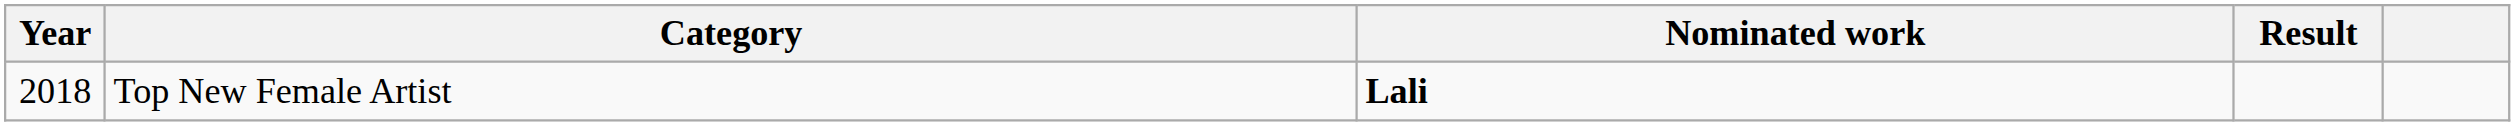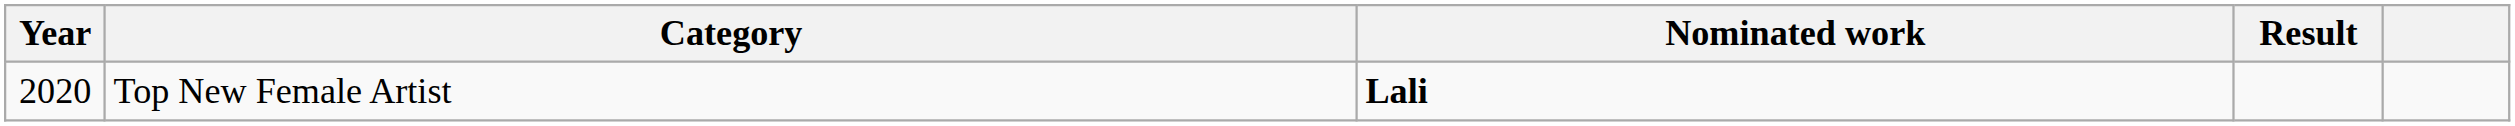(55, 90) 2018 -> (55, 90) 2020
